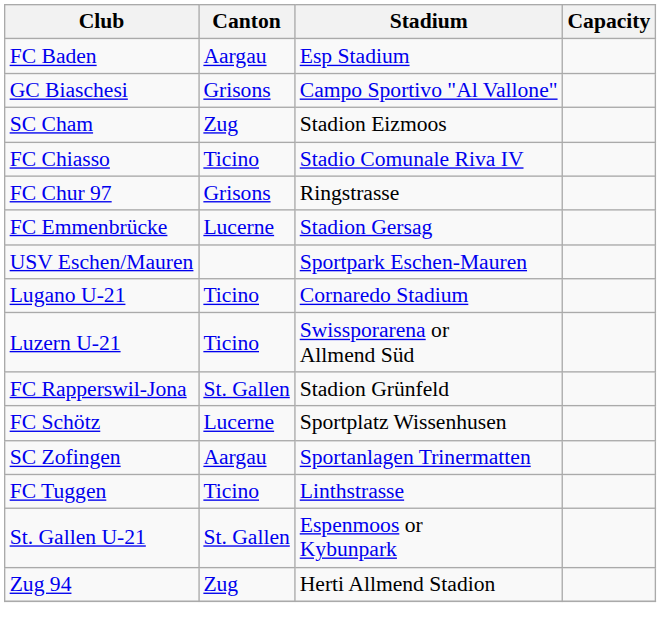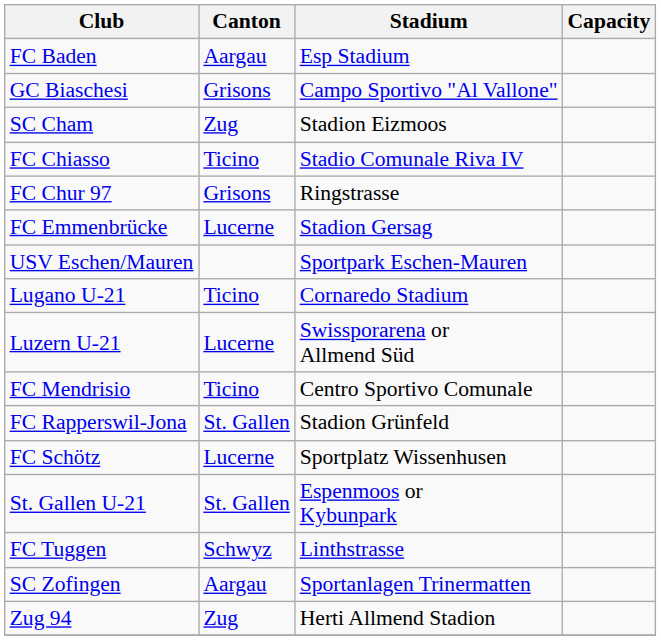(231, 342) Ticino -> (239, 342) Lucerne
+ row: (70, 388)
rows swapped: (78, 537) <-> (65, 457)
(231, 491) Ticino -> (238, 549) Schwyz
